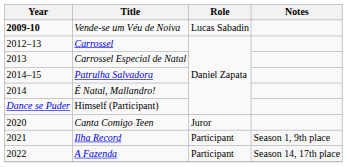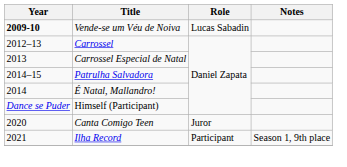- row: (96, 153)
